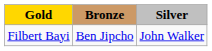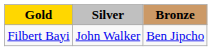columns swapped: (172, 14) <-> (105, 14)
